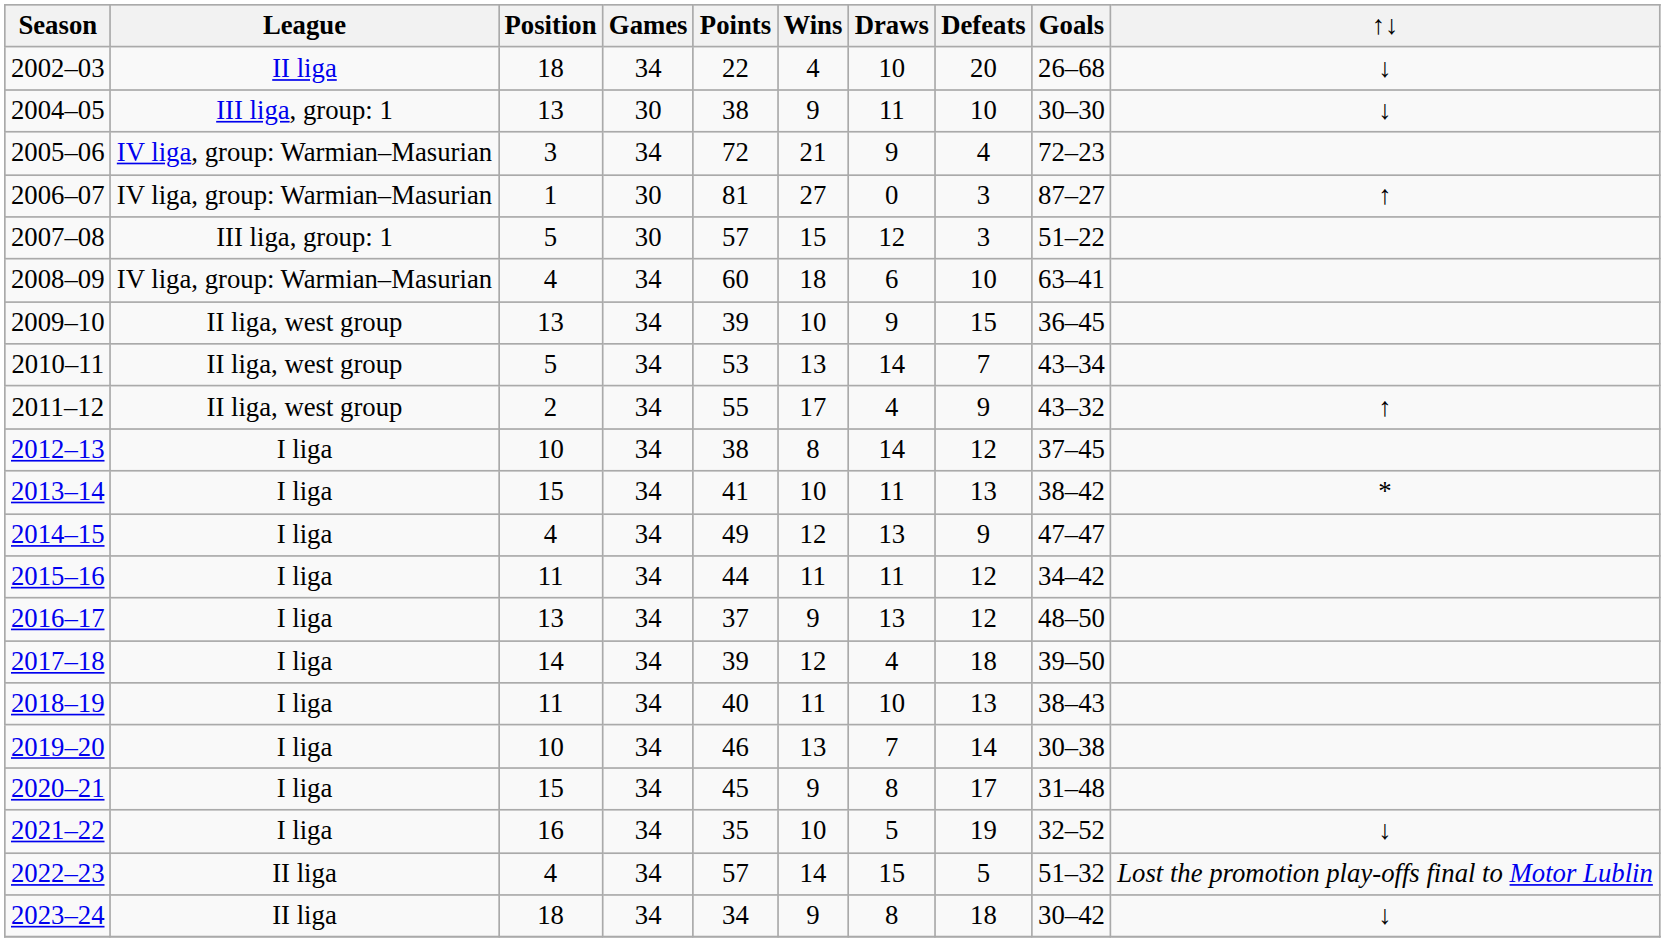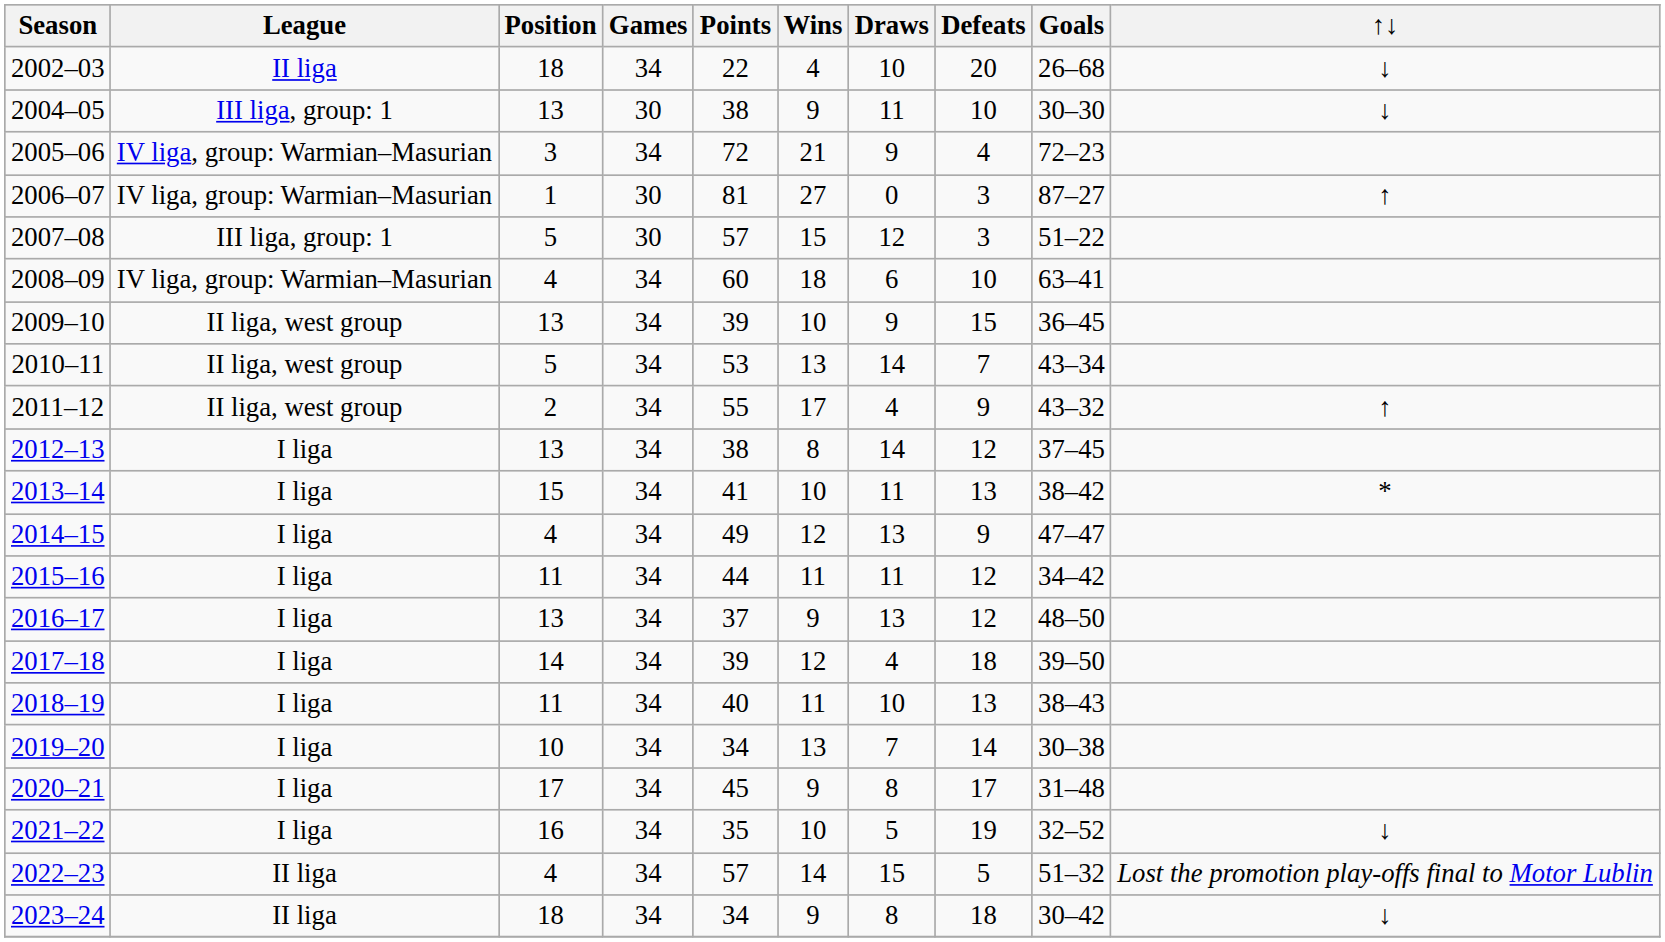(551, 449) 10 -> (551, 449) 13
(735, 746) 46 -> (735, 746) 34
(551, 788) 15 -> (551, 788) 17
